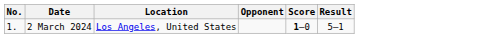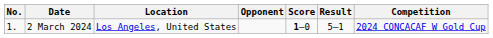+ column: (421, 12)
